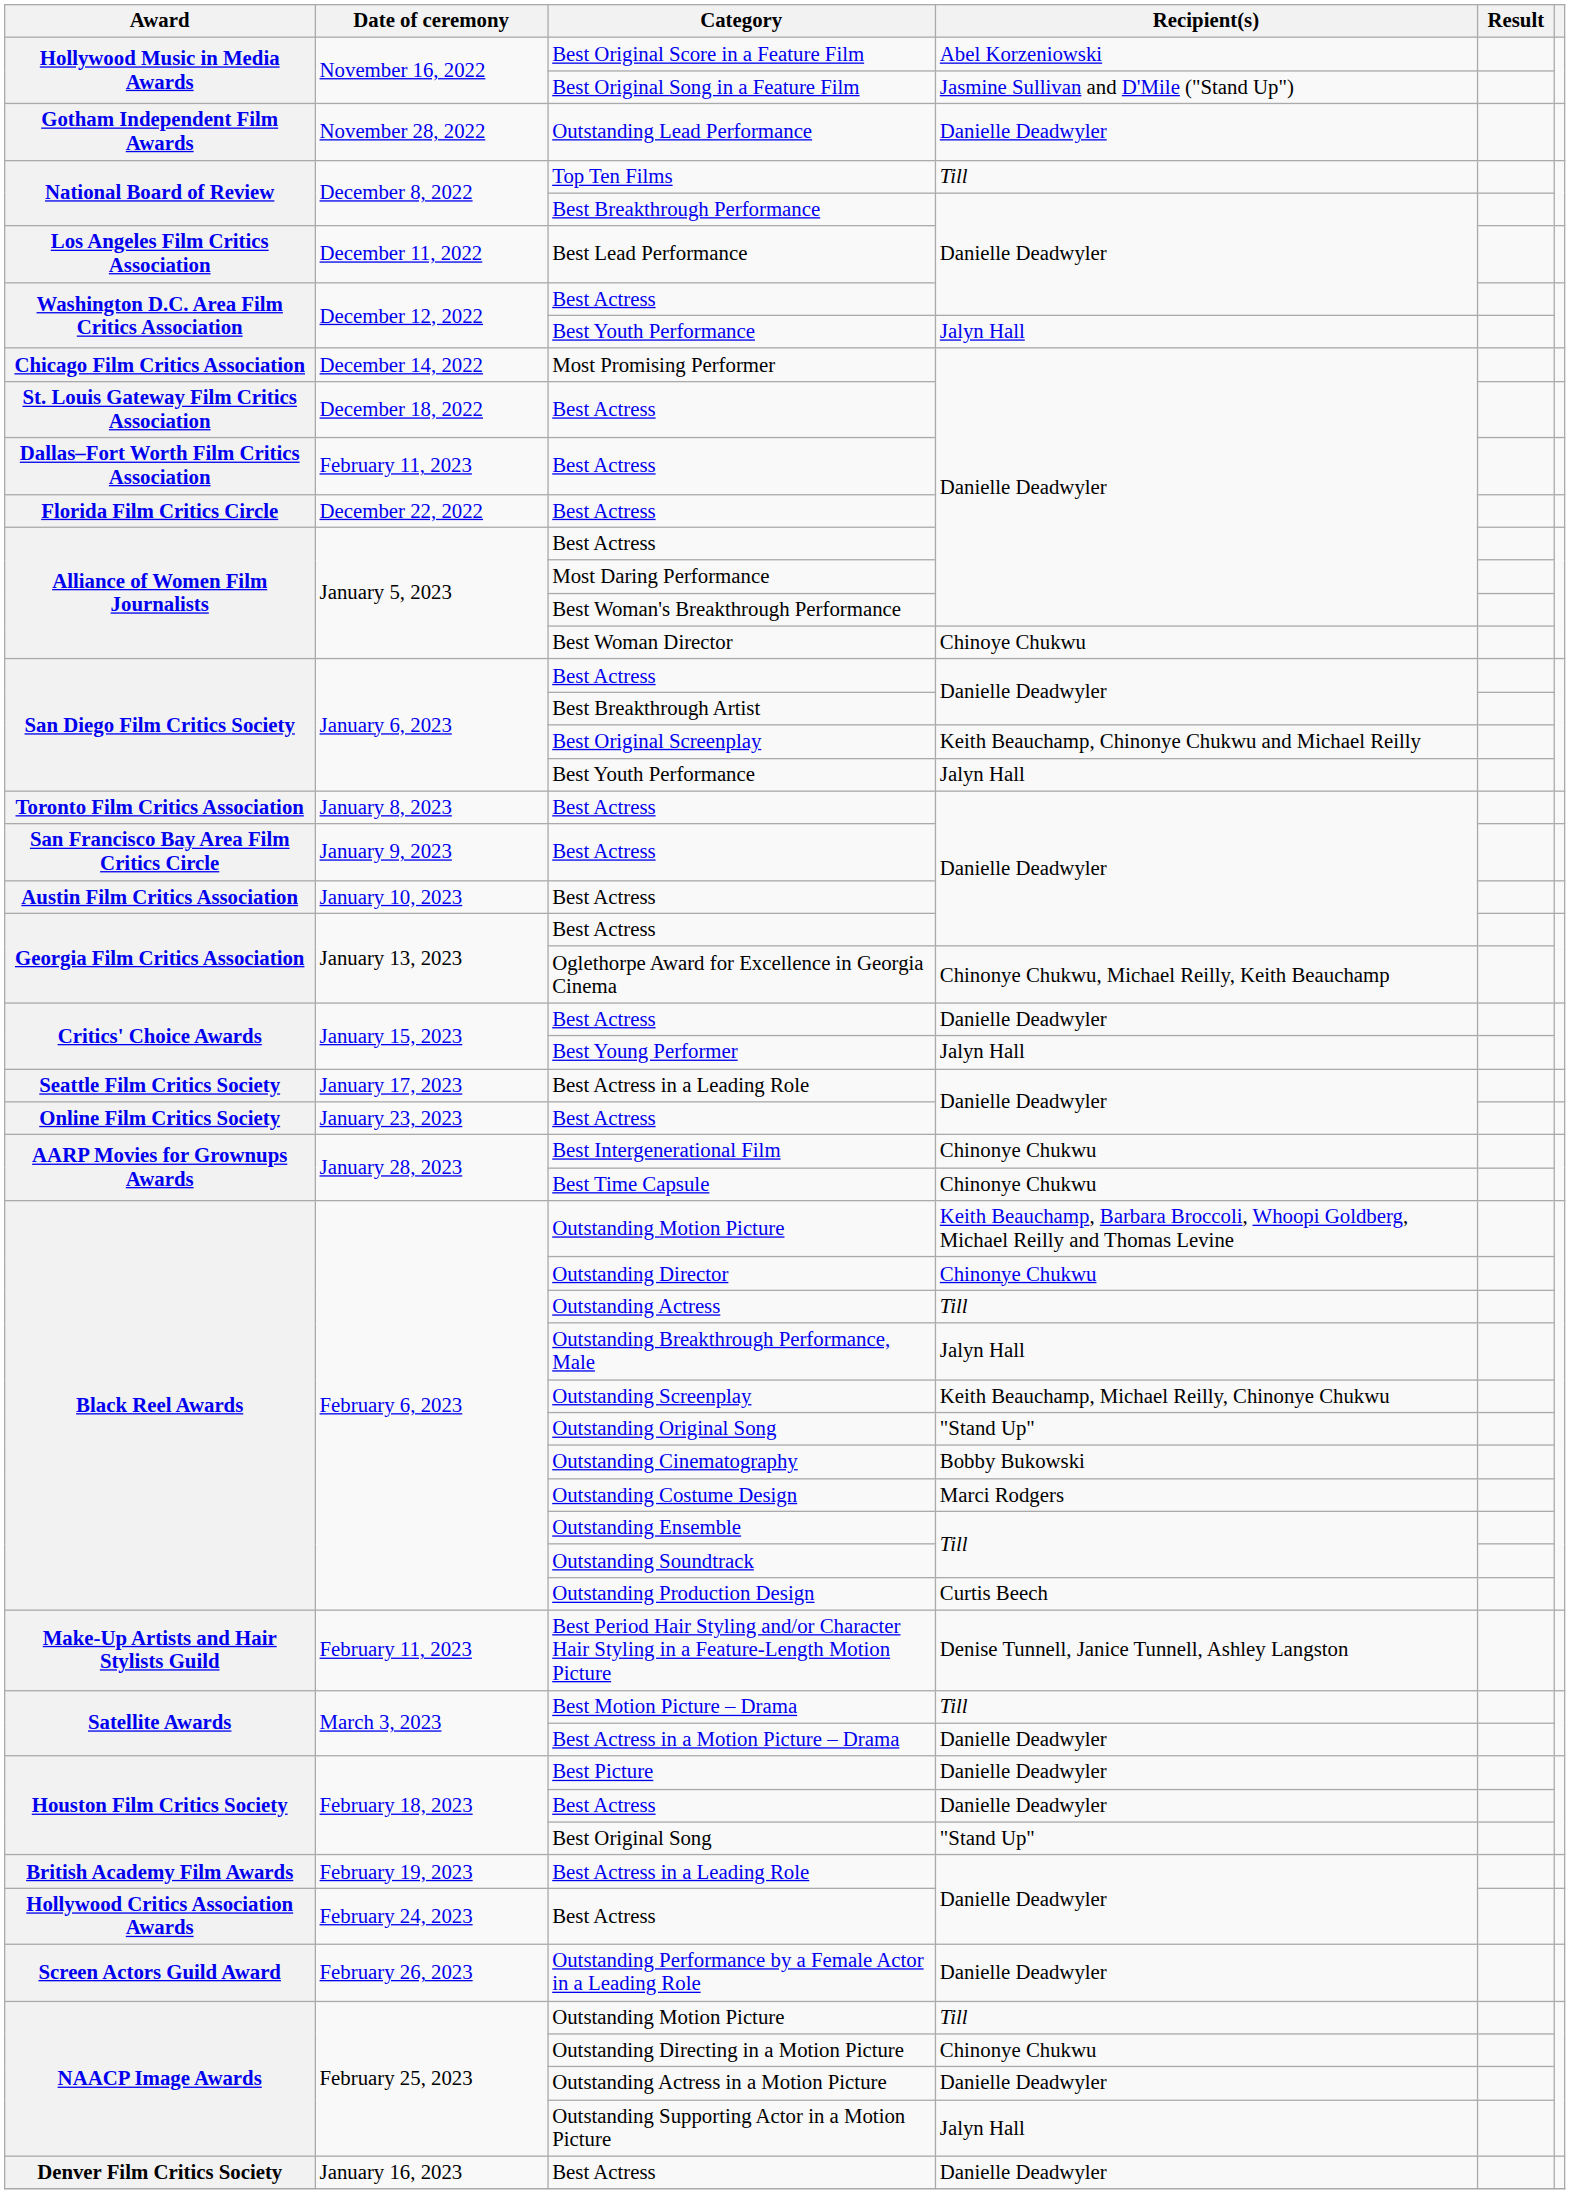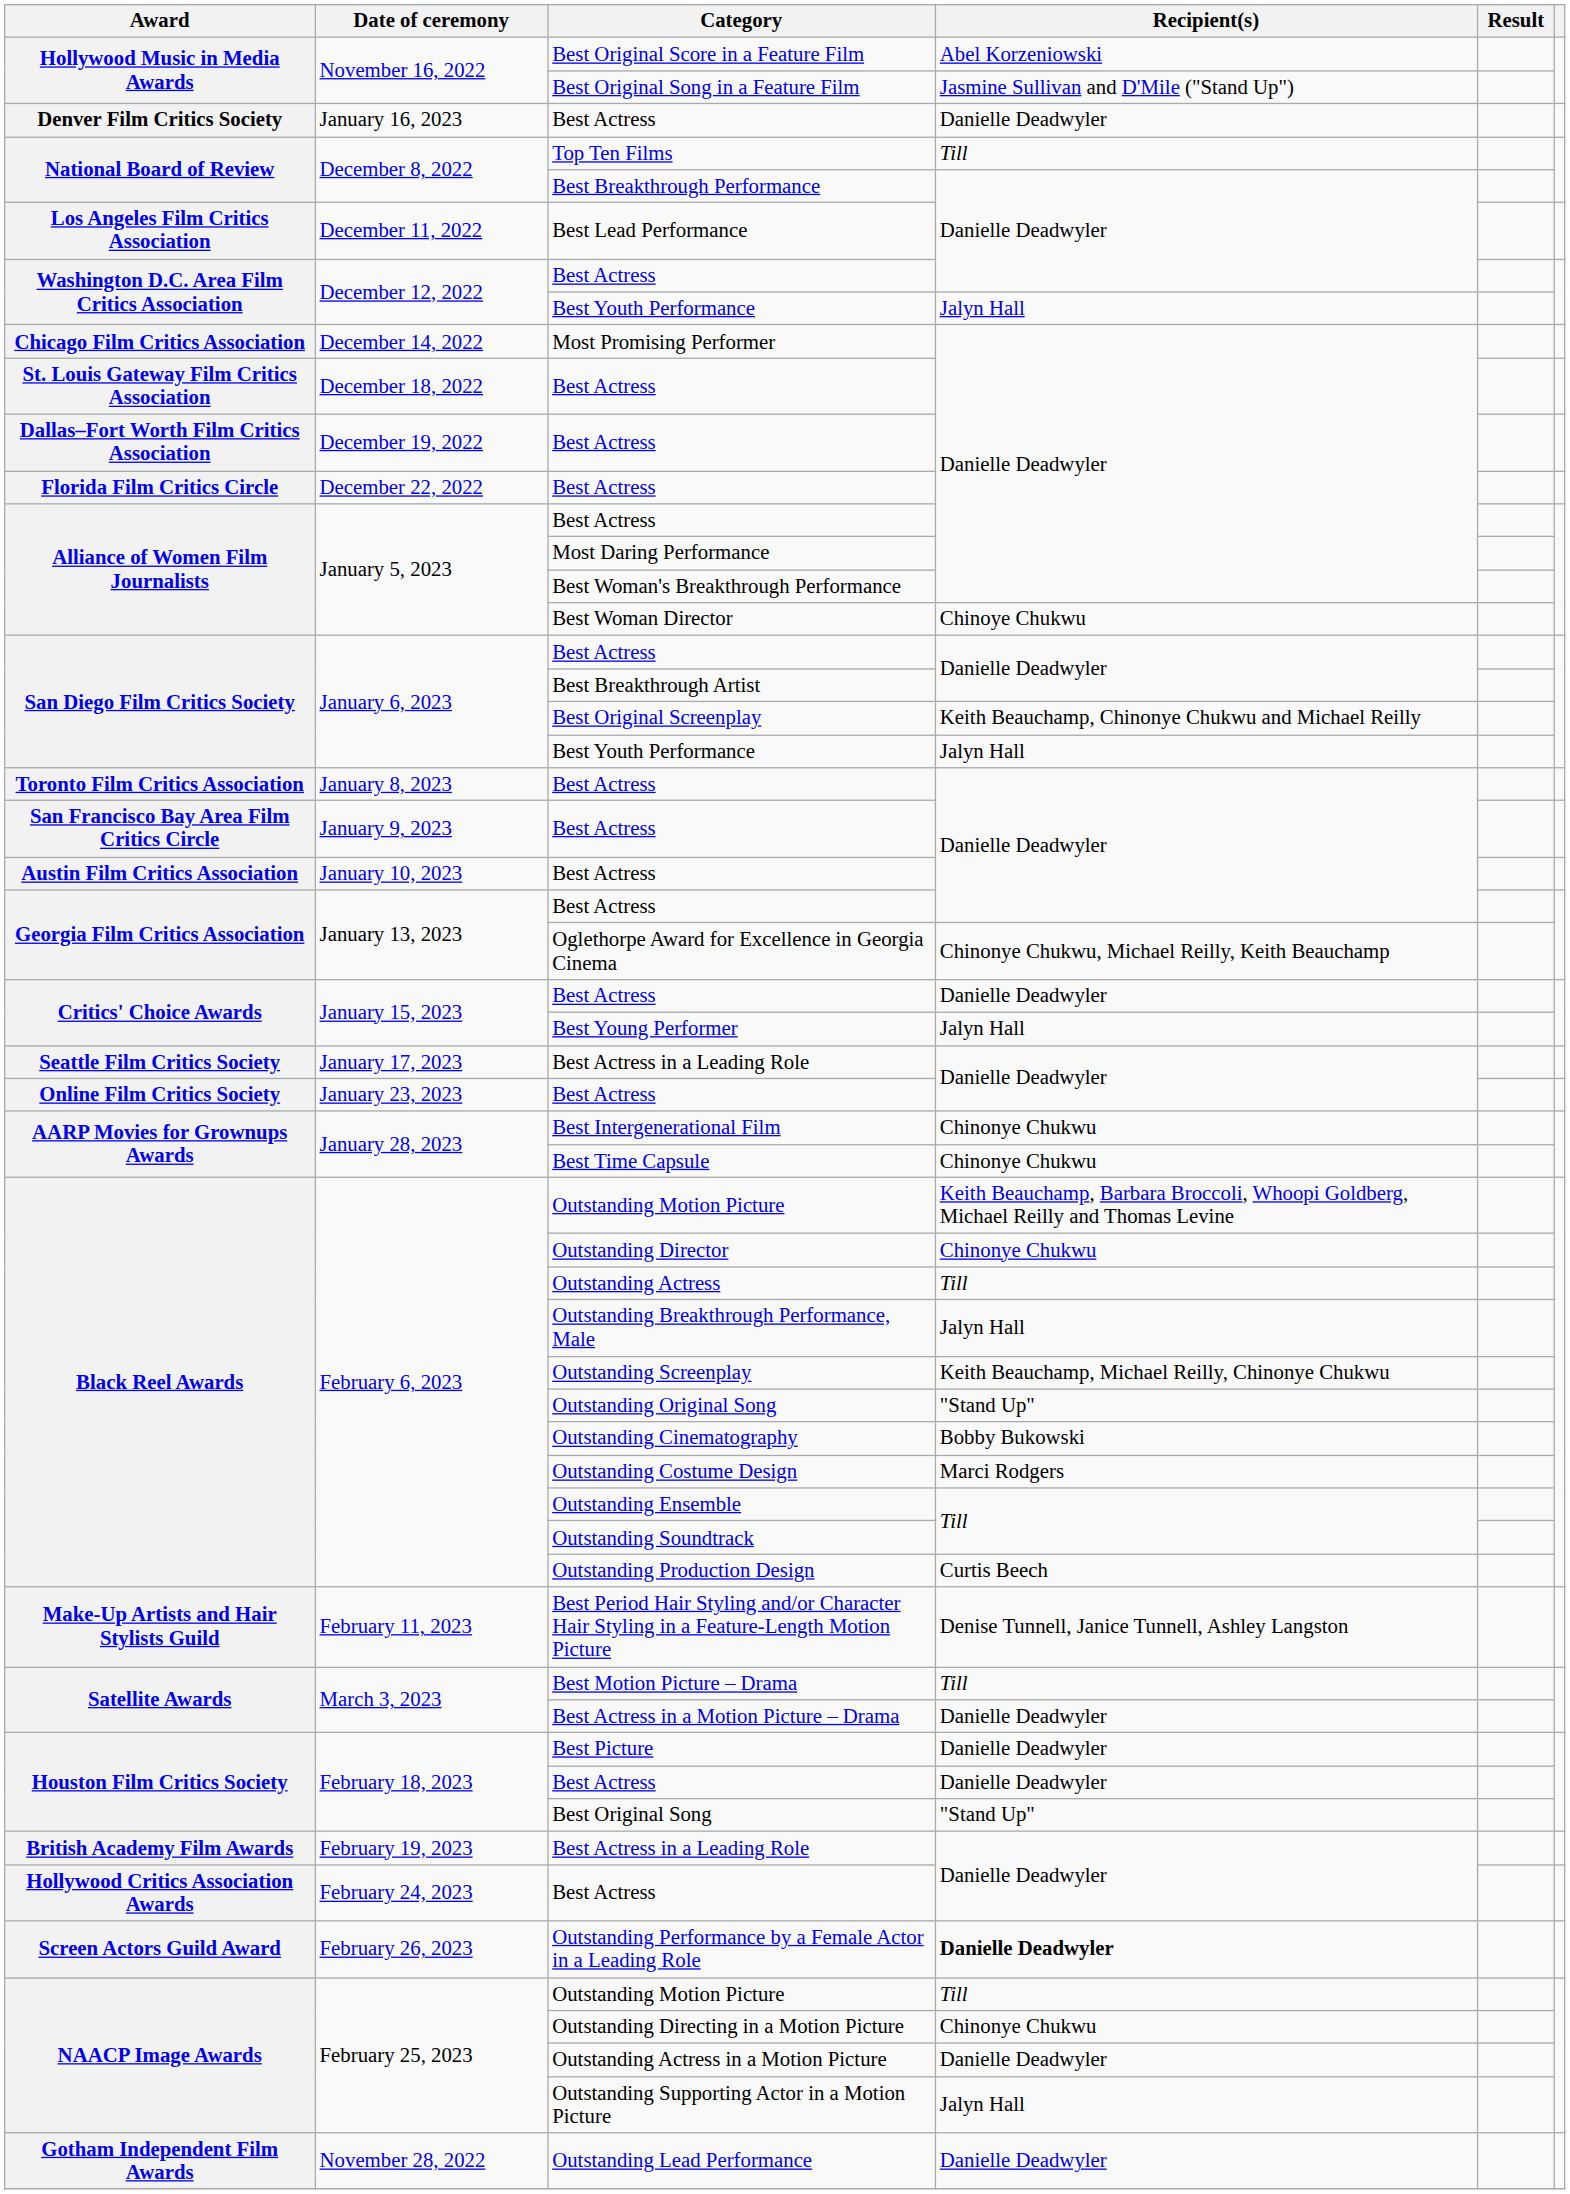rows swapped: (160, 131) <-> (160, 2172)
(396, 465) February 11, 2023 -> (401, 442) December 19, 2022
(1023, 1972) normal -> (1027, 1949) bold
